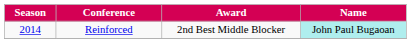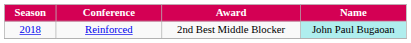(30, 30) 2014 -> (30, 30) 2018
